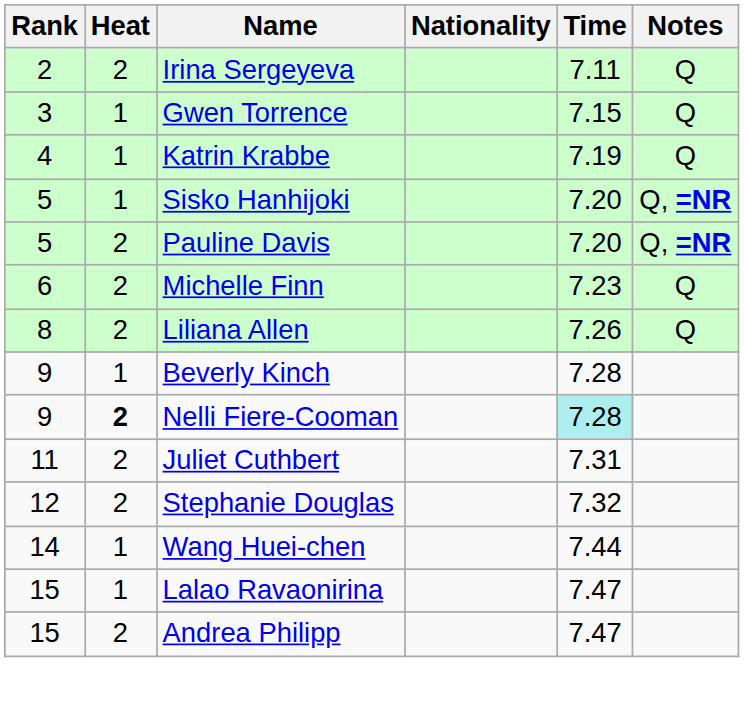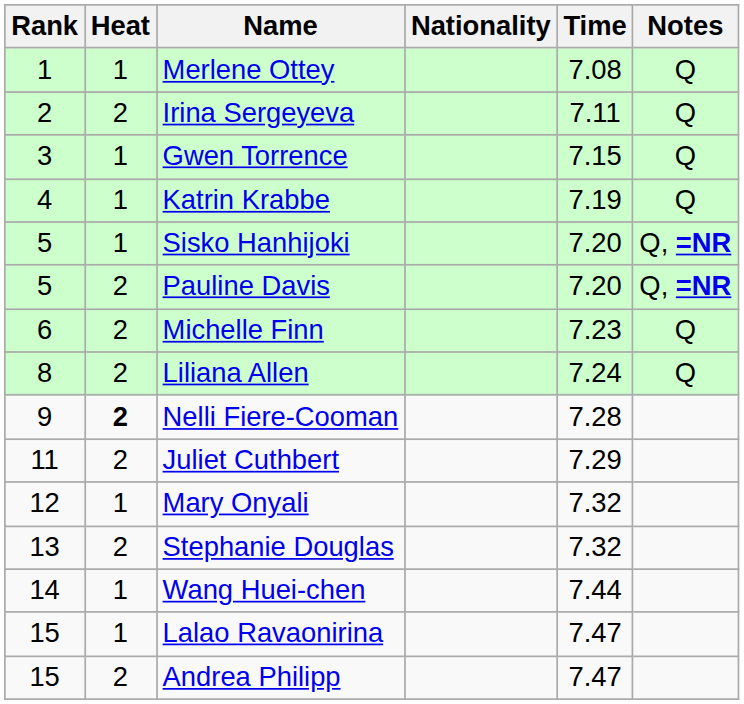+ row: (249, 69)
(595, 329) 7.26 -> (595, 373) 7.24
- row: (246, 373)
(595, 416) paleturquoise background -> (595, 416) no background
(595, 460) 7.31 -> (595, 460) 7.29
+ row: (236, 503)
(45, 503) 12 -> (45, 546) 13
